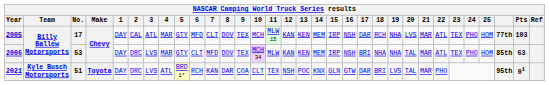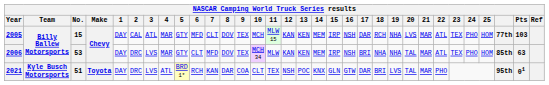(78, 35) 17 -> (78, 35) 15
